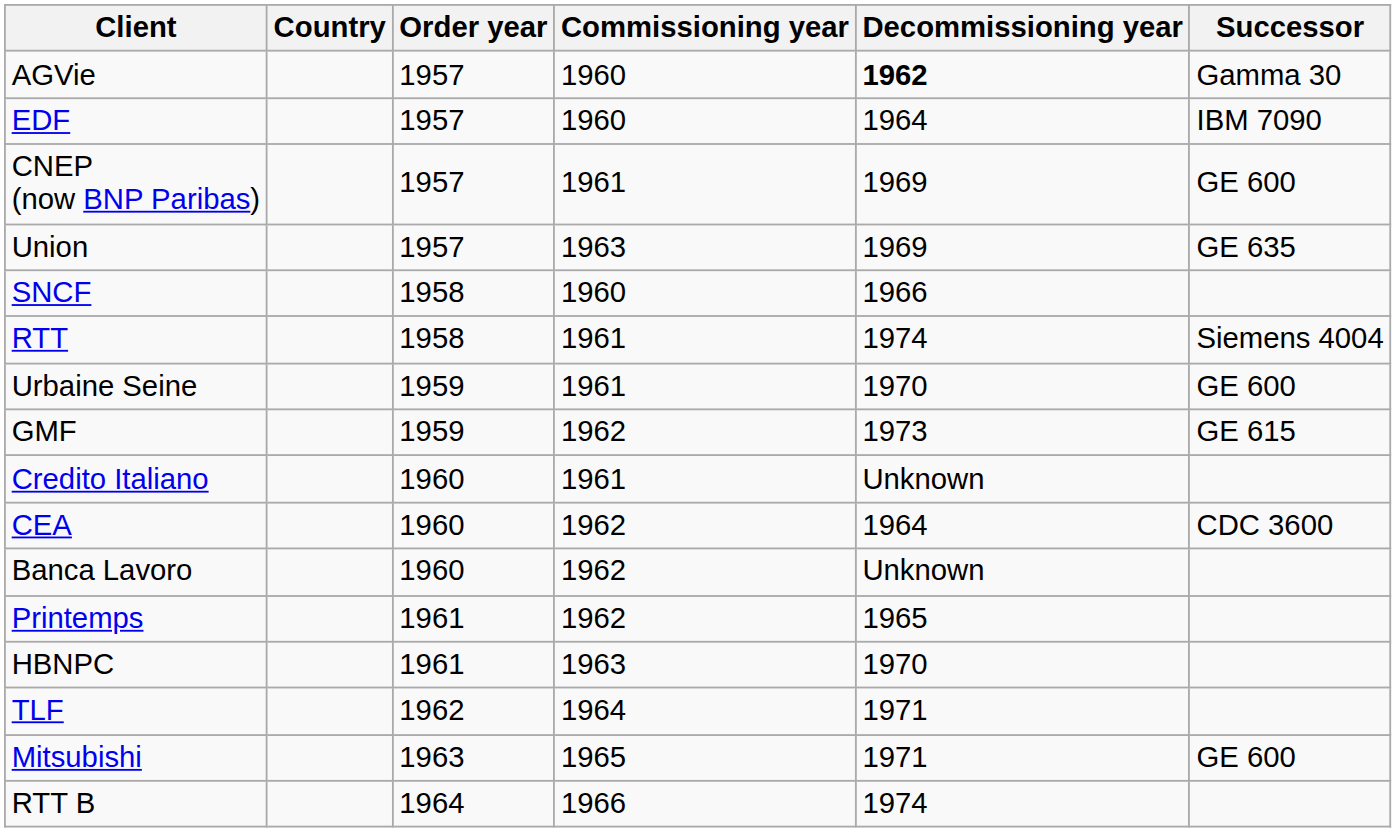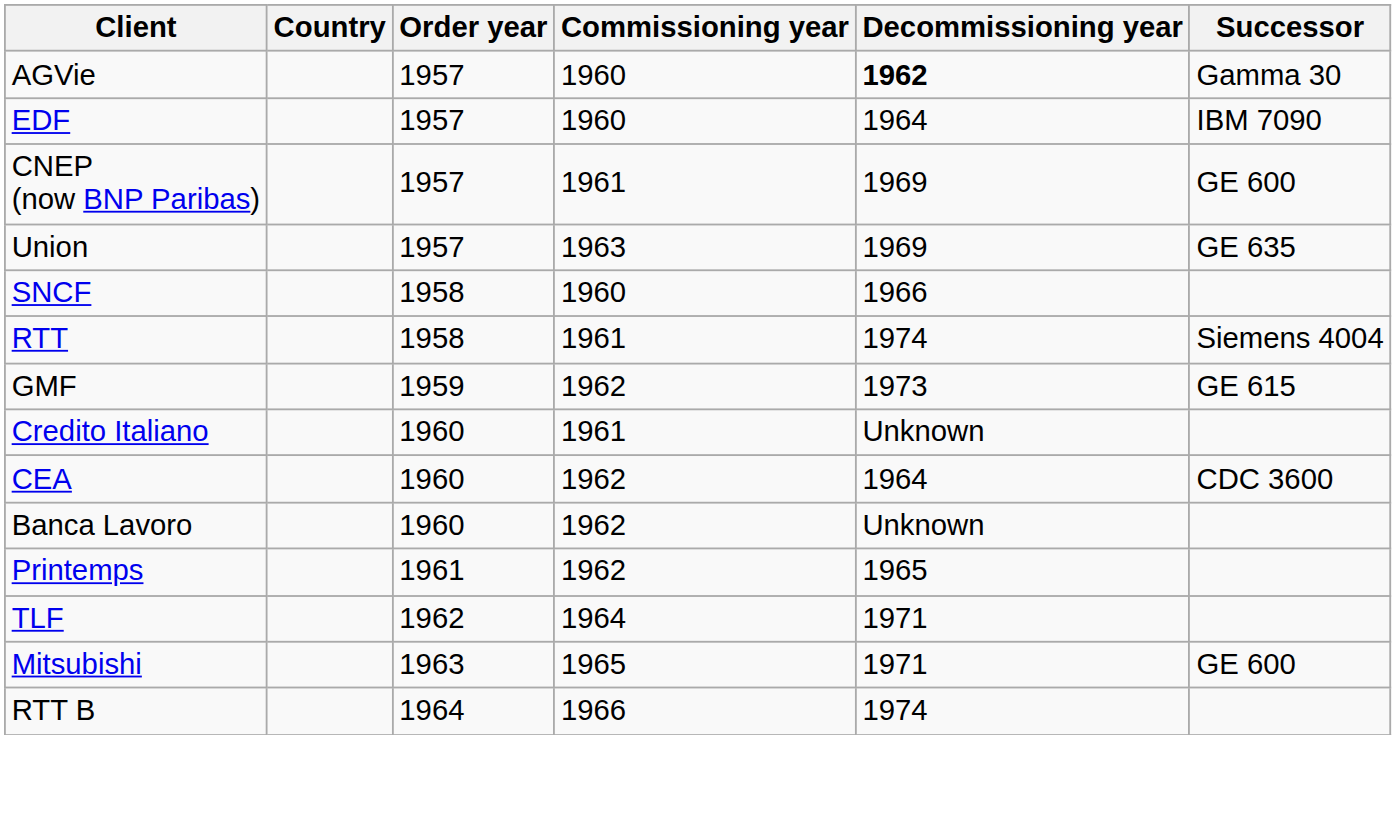- row: (104, 385)
- row: (63, 664)
